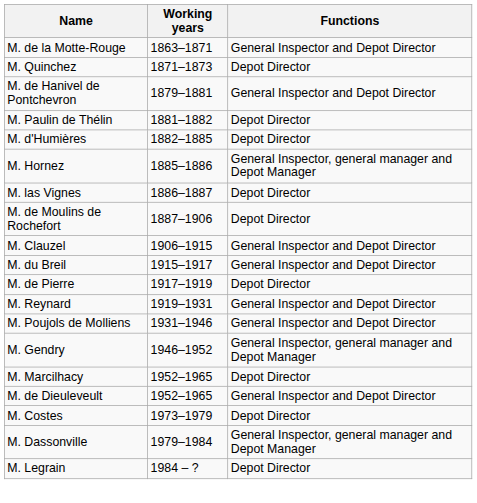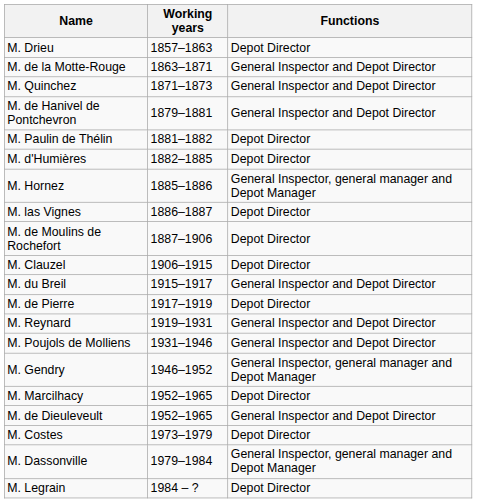+ row: (30, 47)
(271, 67) Depot Director -> (333, 86) General Inspector and Depot Director
(333, 245) General Inspector and Depot Director -> (271, 265) Depot Director
